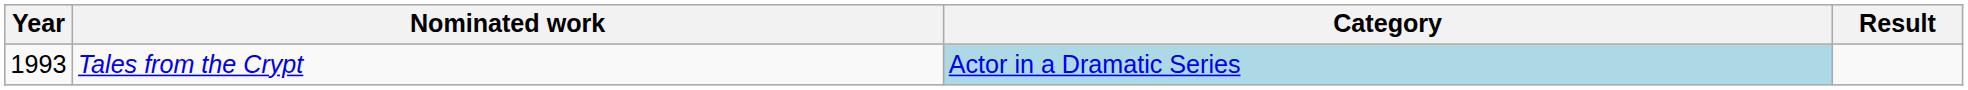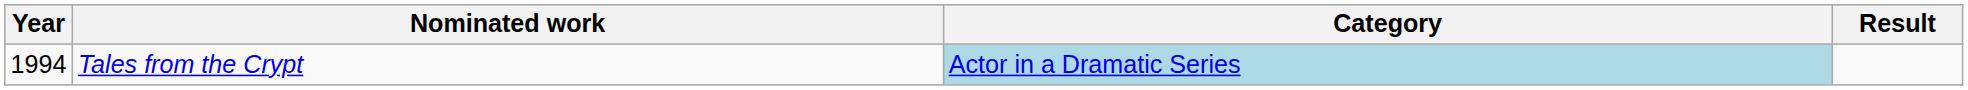(39, 64) 1993 -> (39, 64) 1994
